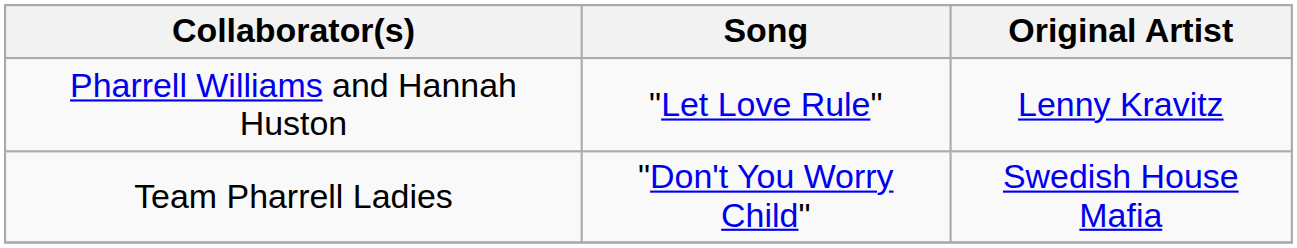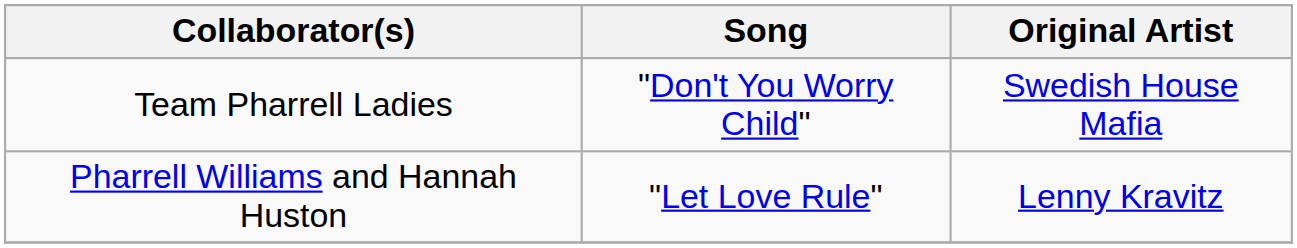rows swapped: (293, 196) <-> (293, 104)
